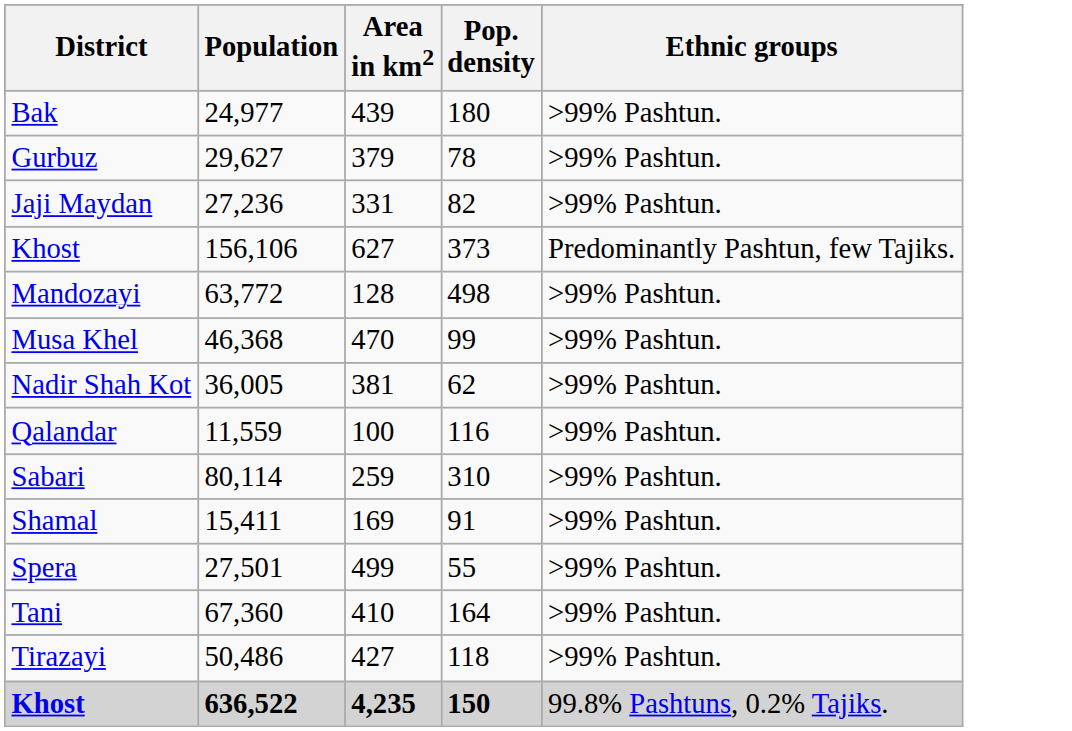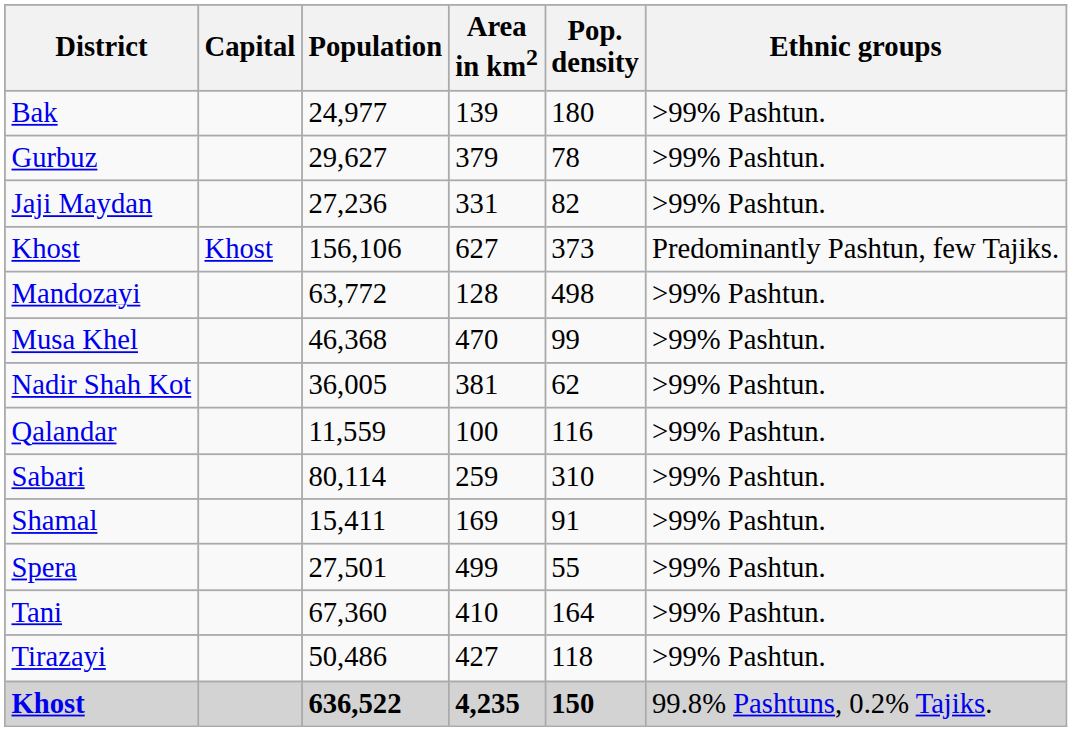+ column: (250, 47)
(373, 112) 439 -> (477, 112) 139
